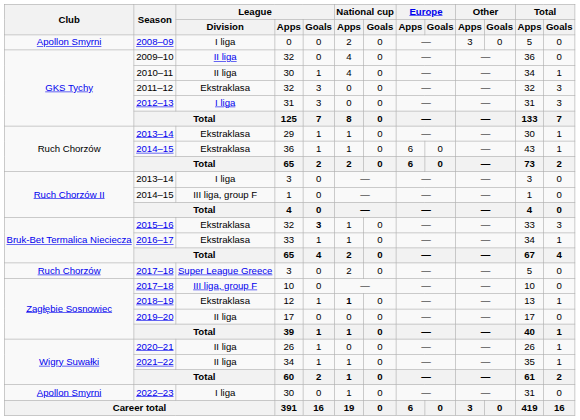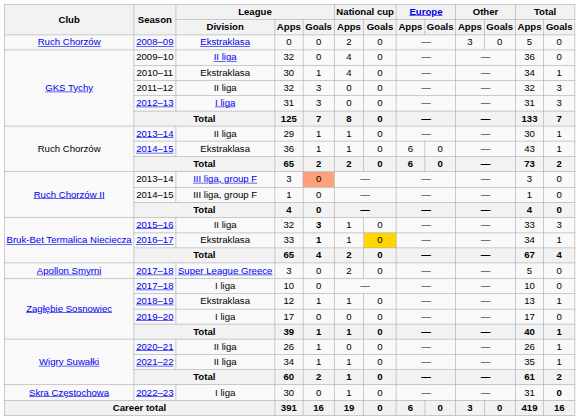(69, 42) Apollon Smyrni -> (69, 42) Ruch Chorzów
(225, 42) I liga -> (225, 42) Ekstraklasa
(225, 73) II liga -> (225, 73) Ekstraklasa
(225, 88) Ekstraklasa -> (225, 88) II liga
(225, 133) Ekstraklasa -> (225, 133) II liga
(225, 179) I liga -> (225, 179) III liga, group F
(319, 179) no background -> (319, 179) lightsalmon background
(225, 225) Ekstraklasa -> (225, 225) II liga
(319, 240) normal -> (319, 240) bold
(380, 240) no background -> (380, 240) gold background
(69, 270) Ruch Chorzów -> (69, 270) Apollon Smyrni
(225, 286) III liga, group F -> (225, 286) I liga
(349, 301) bold -> (349, 301) normal
(225, 316) II liga -> (225, 316) I liga
(69, 392) Apollon Smyrni -> (69, 392) Skra Częstochowa
(559, 392) normal -> (559, 392) bold
